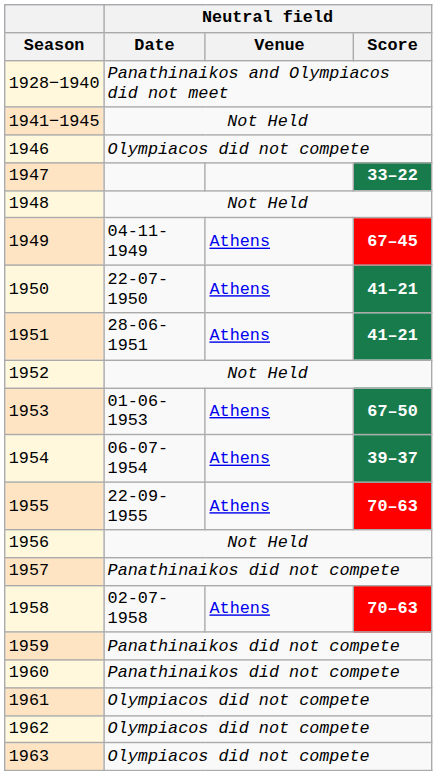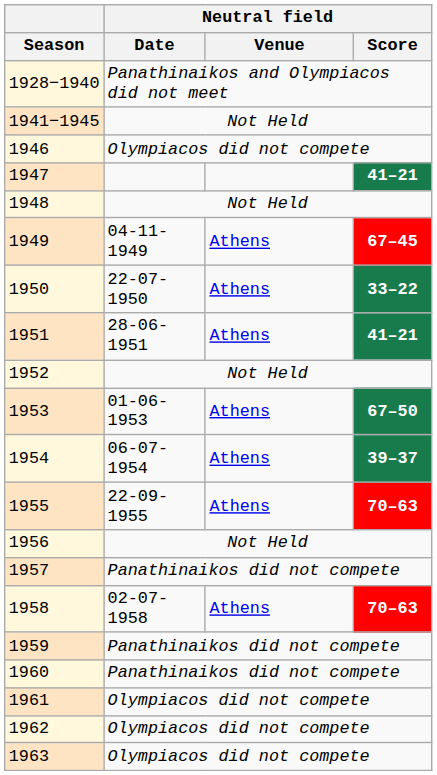(393, 177) 33–22 -> (393, 177) 41–21
(393, 289) 41–21 -> (393, 289) 33–22
